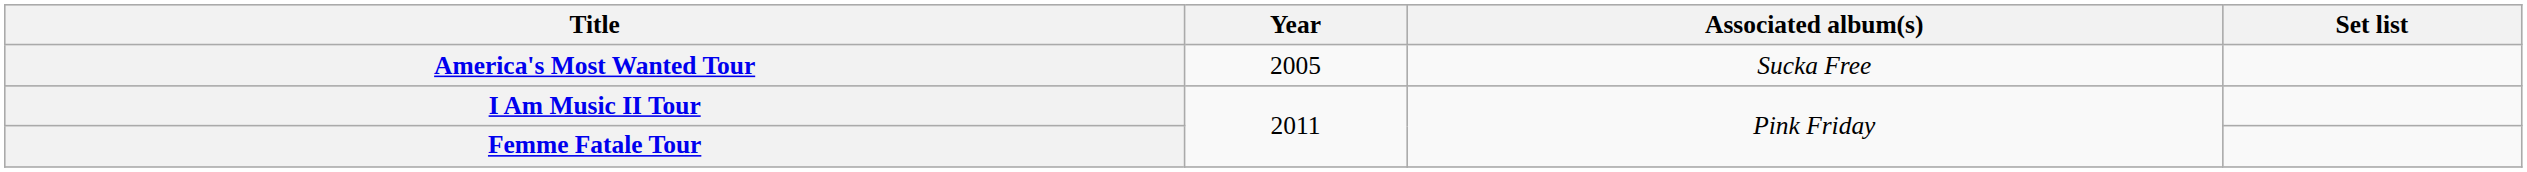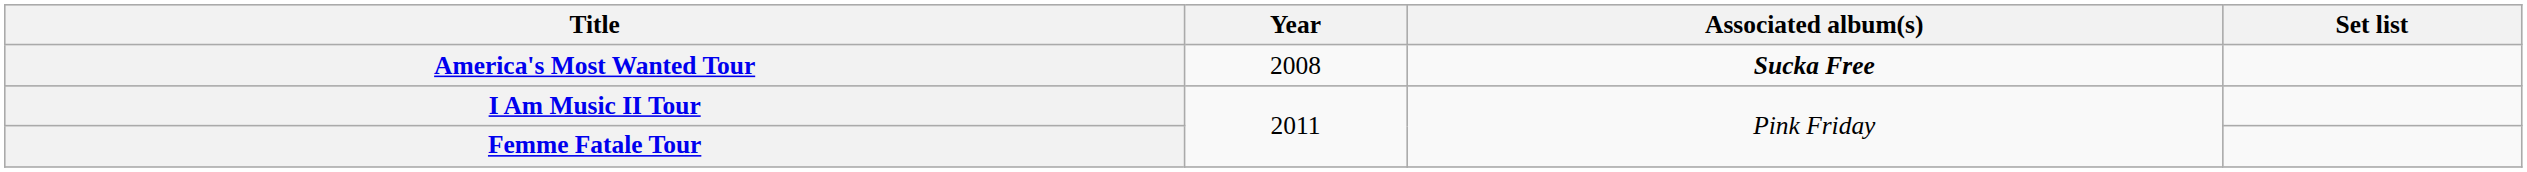(1295, 65) 2005 -> (1295, 65) 2008
(1814, 65) normal -> (1814, 65) bold
